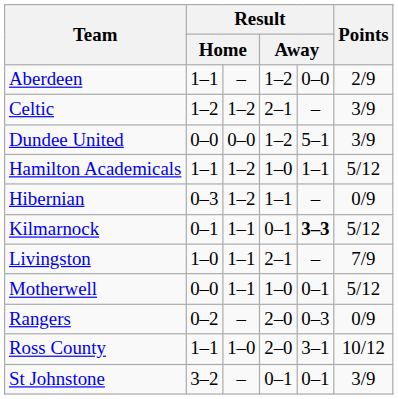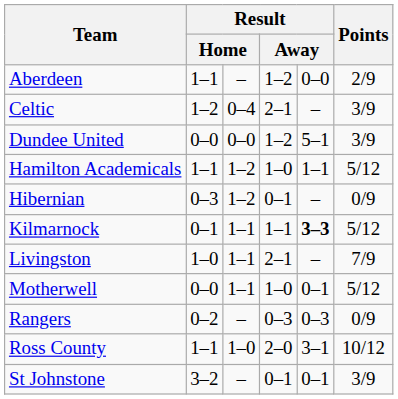(241, 109) 1–2 -> (241, 109) 0–4
(278, 199) 1–1 -> (278, 199) 0–1
(278, 229) 0–1 -> (278, 229) 1–1
(278, 318) 2–0 -> (278, 318) 0–3
